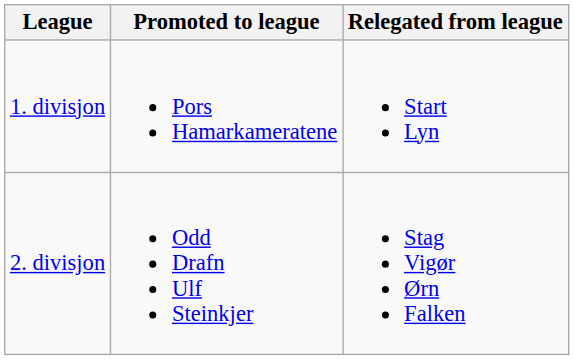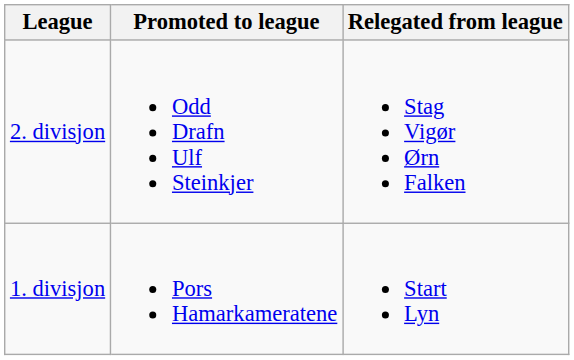rows swapped: (58, 106) <-> (58, 263)
